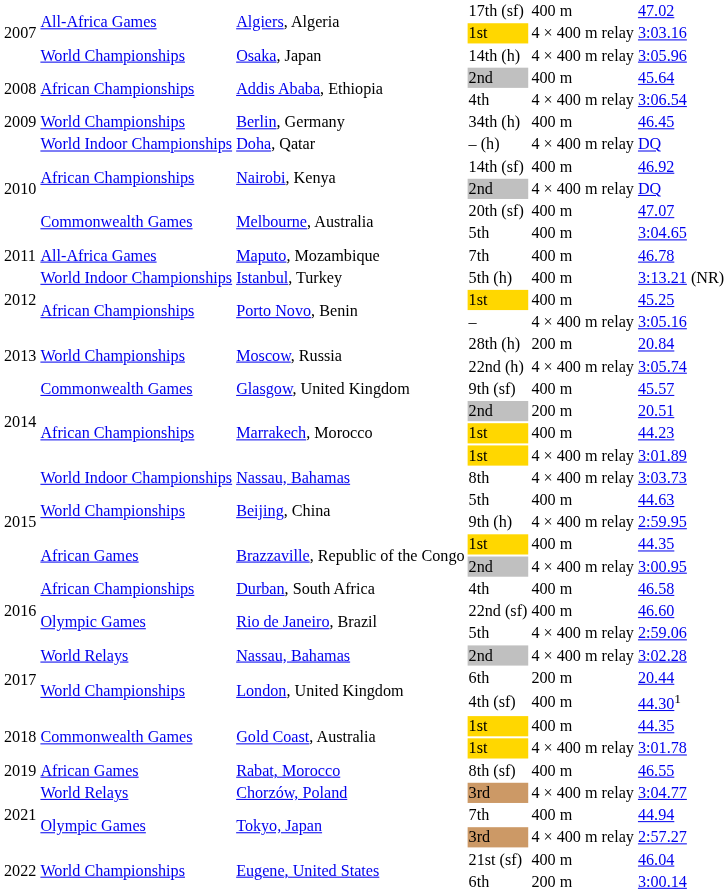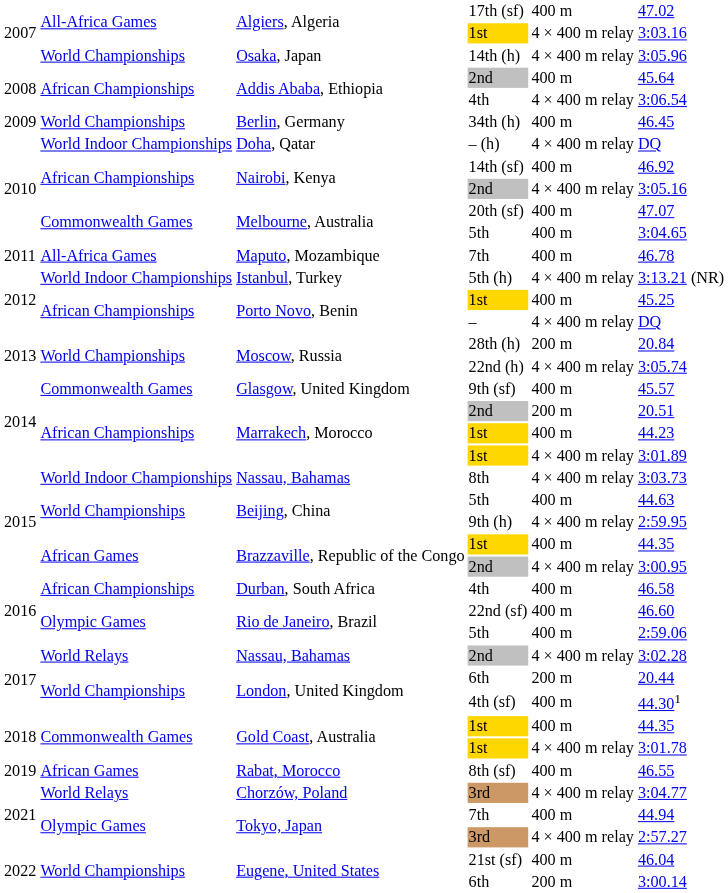(650, 188) DQ -> (662, 188) 3:05.16
(552, 277) 400 m -> (583, 277) 4 × 400 m relay
(662, 322) 3:05.16 -> (650, 322) DQ
(583, 633) 4 × 400 m relay -> (552, 633) 400 m
